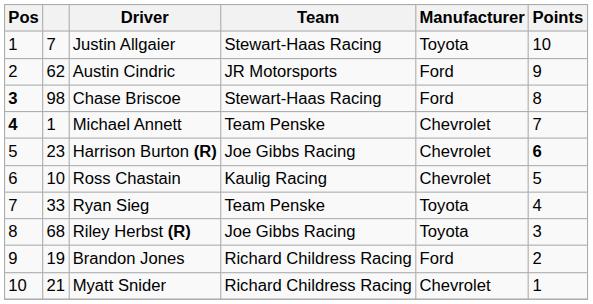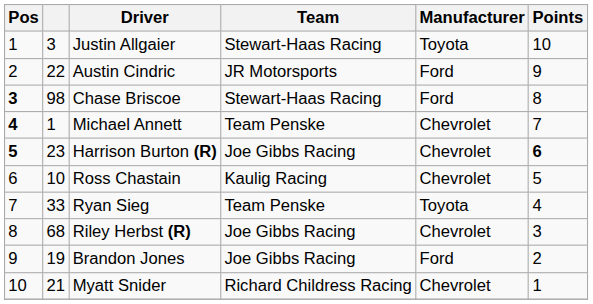(51, 44) 7 -> (51, 44) 3
(56, 71) 62 -> (56, 71) 22
(13, 151) normal -> (13, 151) bold
(444, 231) Toyota -> (455, 231) Chevrolet
(318, 258) Richard Childress Racing -> (290, 258) Joe Gibbs Racing
